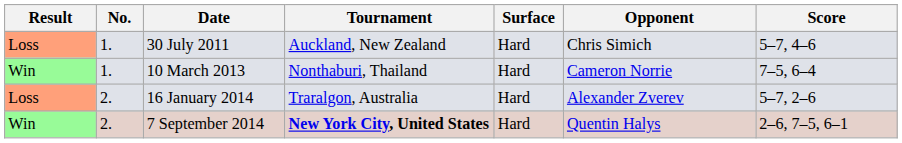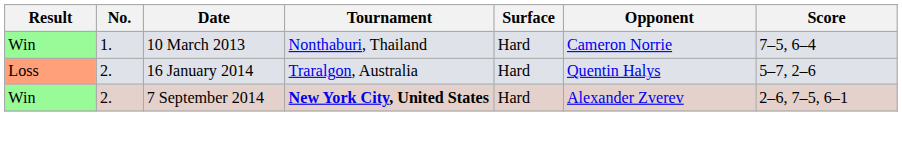- row: (188, 44)
(625, 97) Alexander Zverev -> (614, 71) Quentin Halys
(614, 124) Quentin Halys -> (625, 97) Alexander Zverev
